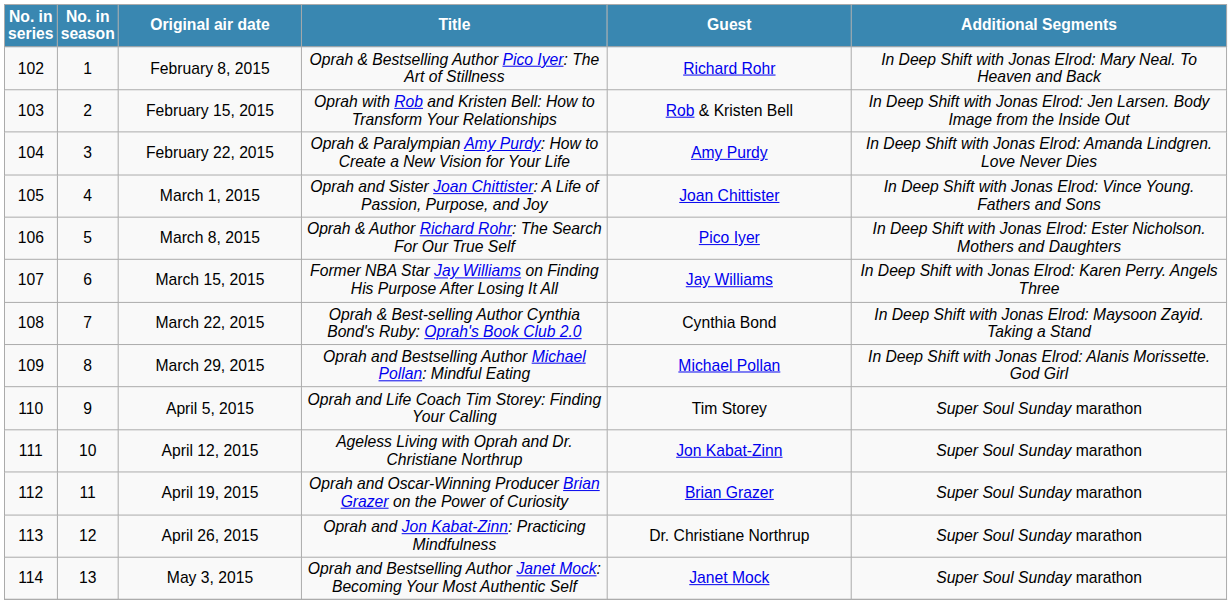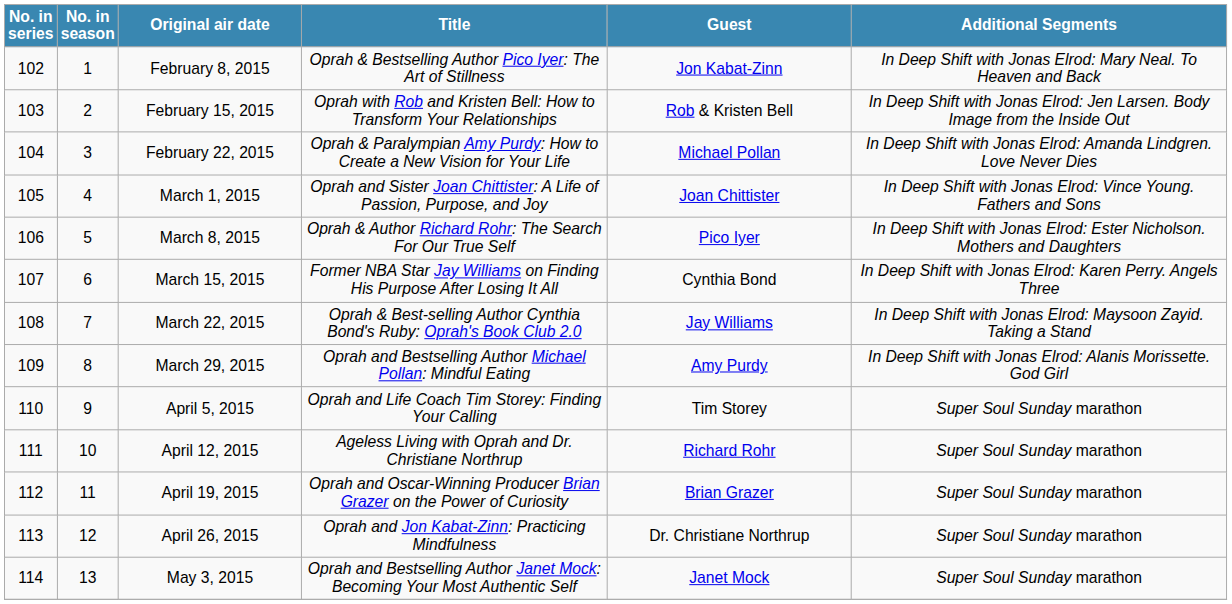(729, 68) Richard Rohr -> (729, 68) Jon Kabat-Zinn
(729, 153) Amy Purdy -> (729, 153) Michael Pollan
(729, 280) Jay Williams -> (729, 280) Cynthia Bond
(729, 323) Cynthia Bond -> (729, 323) Jay Williams
(729, 365) Michael Pollan -> (729, 365) Amy Purdy
(729, 450) Jon Kabat-Zinn -> (729, 450) Richard Rohr
